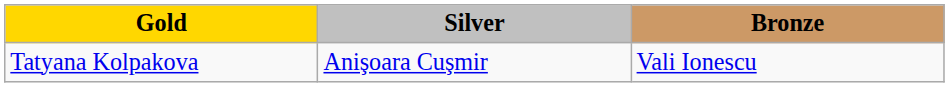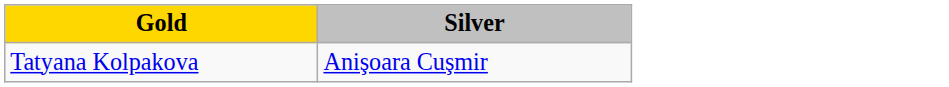- column: (788, 23)
